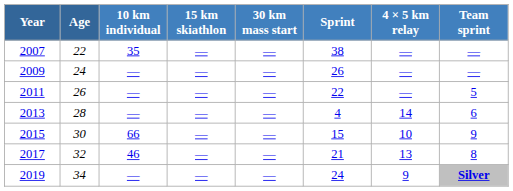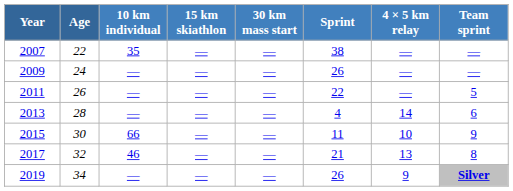(338, 134) 15 -> (338, 134) 11
(338, 175) 24 -> (338, 175) 26
